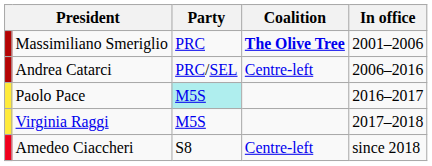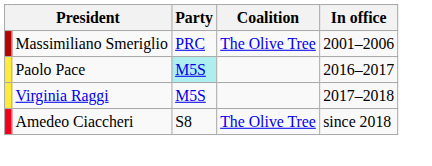(295, 43) bold -> (268, 43) normal
- row: (64, 69)
(279, 148) Centre-left -> (268, 121) The Olive Tree
